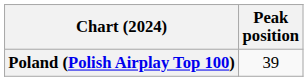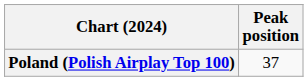(271, 62) 39 -> (271, 62) 37
